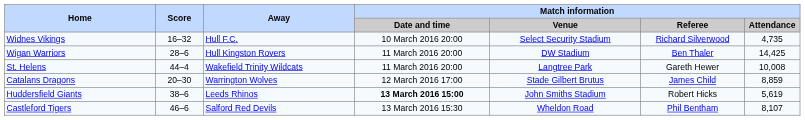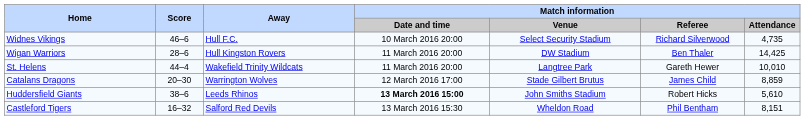(179, 39) 16–32 -> (179, 39) 46–6
(772, 67) 10,008 -> (772, 67) 10,010
(772, 94) 5,619 -> (772, 94) 5,610
(179, 108) 46–6 -> (179, 108) 16–32
(772, 108) 8,107 -> (772, 108) 8,151
